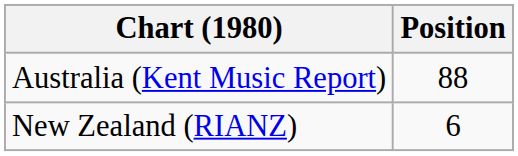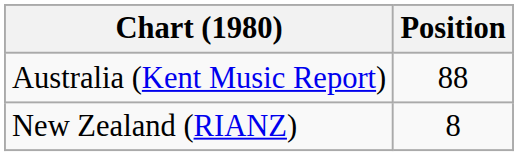(453, 125) 6 -> (453, 125) 8
